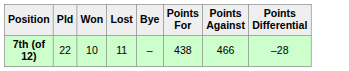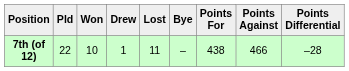+ column: (123, 20)
